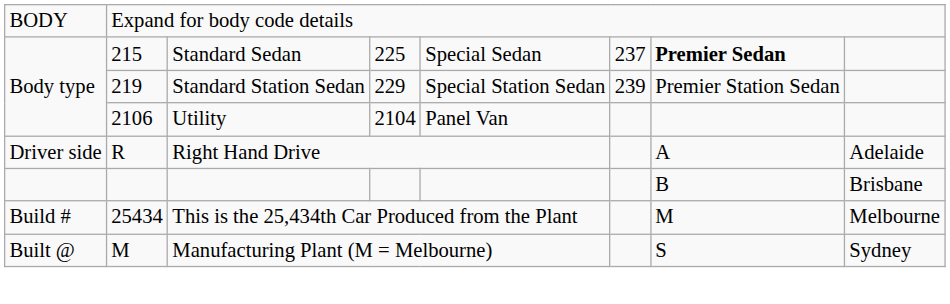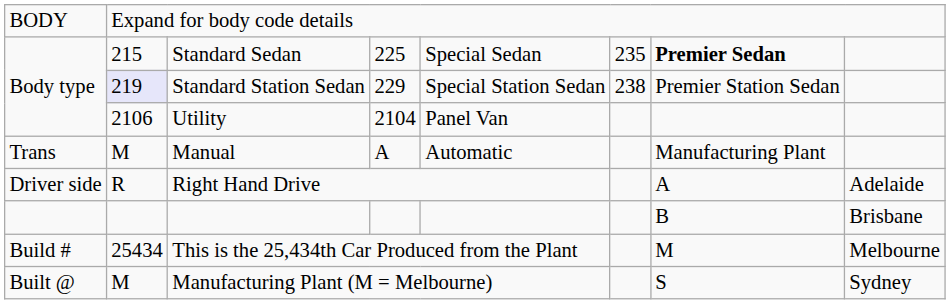(630, 53) 237 -> (630, 53) 235
(127, 86) no background -> (127, 86) lavender background
(630, 86) 239 -> (630, 86) 238
+ row: (204, 151)
